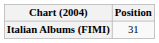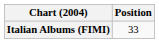(133, 30) 31 -> (133, 30) 33
